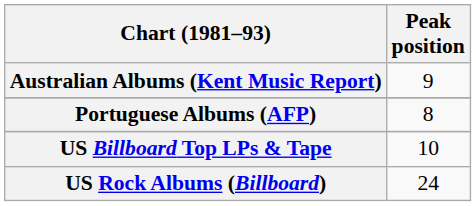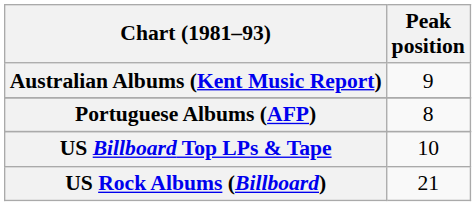(428, 182) 24 -> (428, 182) 21
